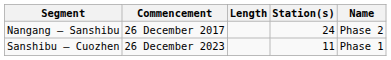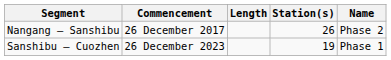(329, 30) 24 -> (329, 30) 26
(329, 47) 11 -> (329, 47) 19
